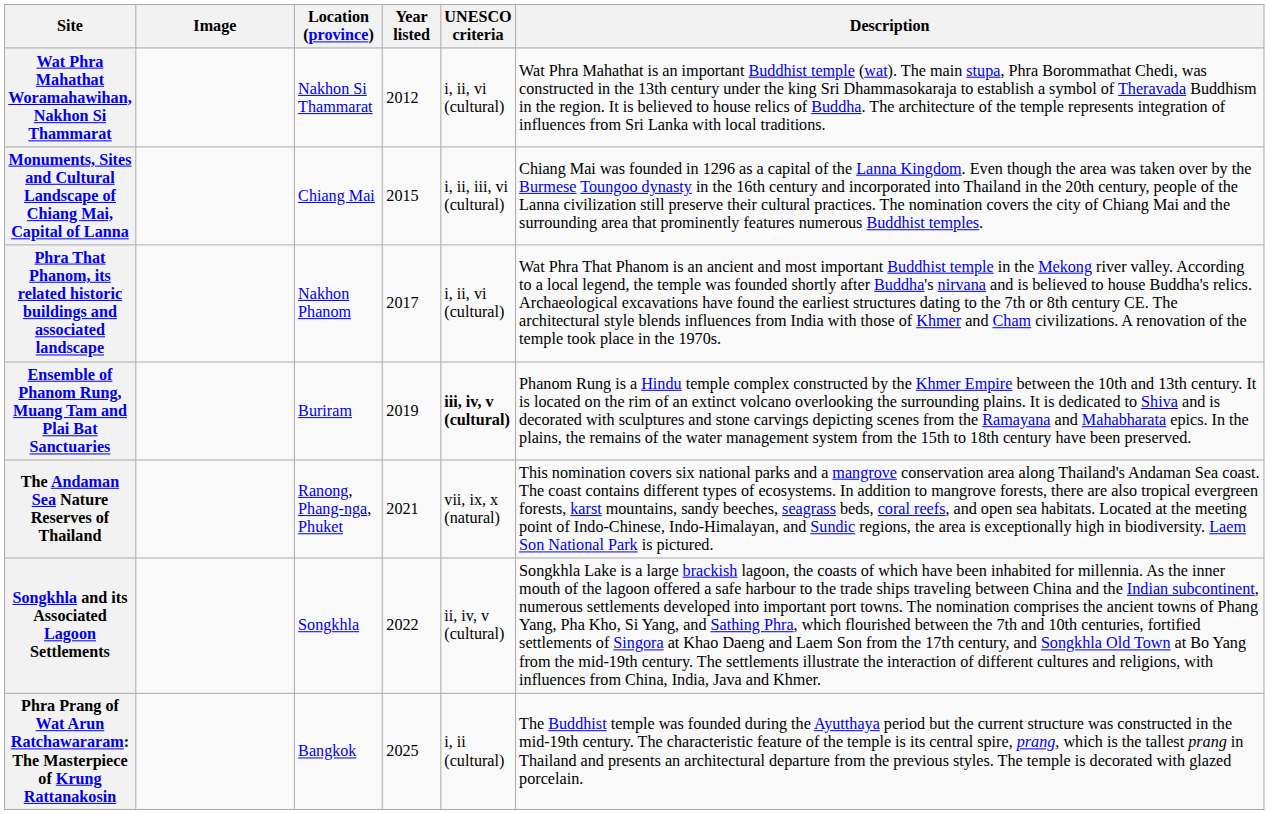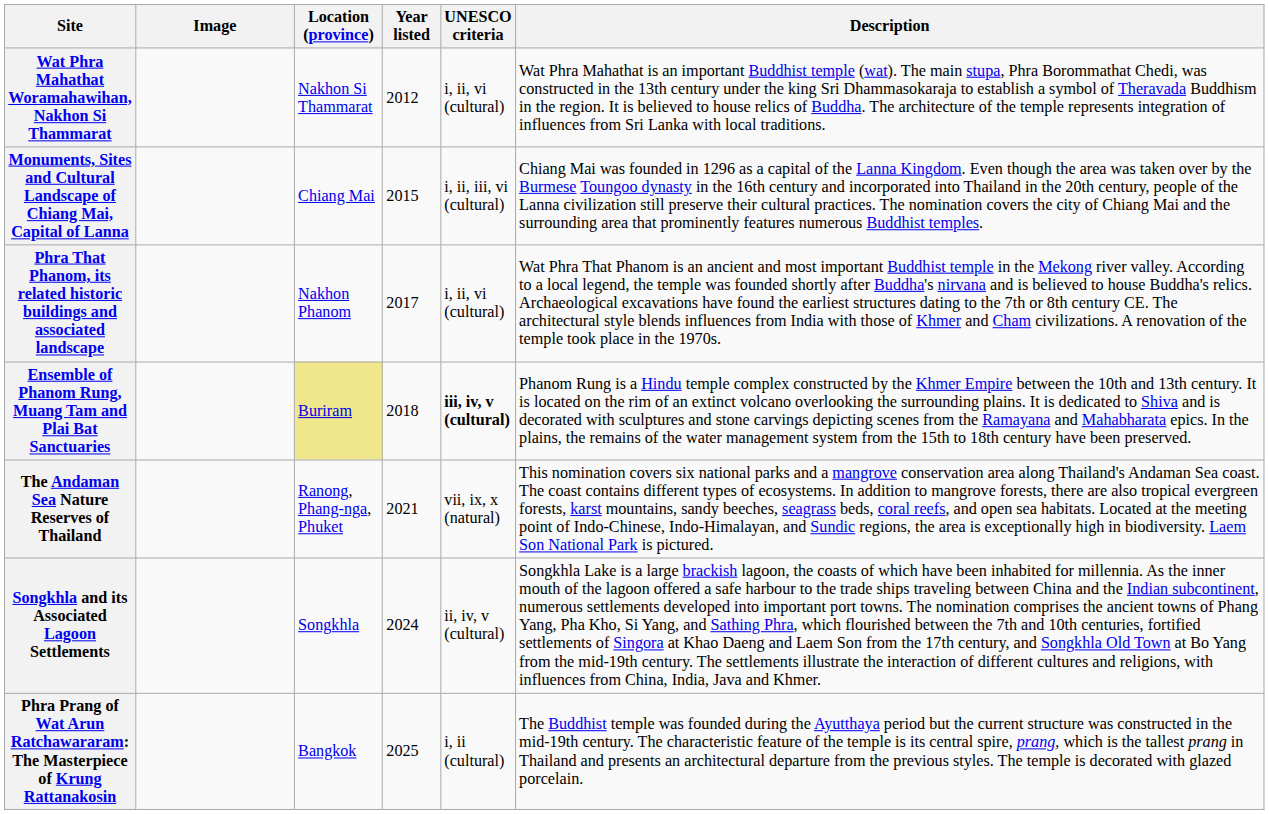(325, 410) no background -> (325, 410) khaki background
(403, 410) 2019 -> (403, 410) 2018
(403, 625) 2022 -> (403, 625) 2024
